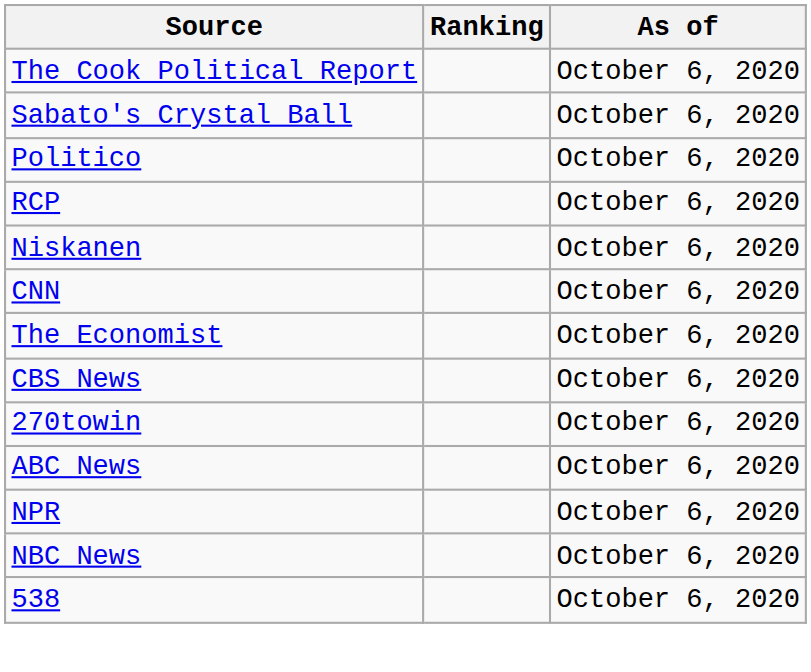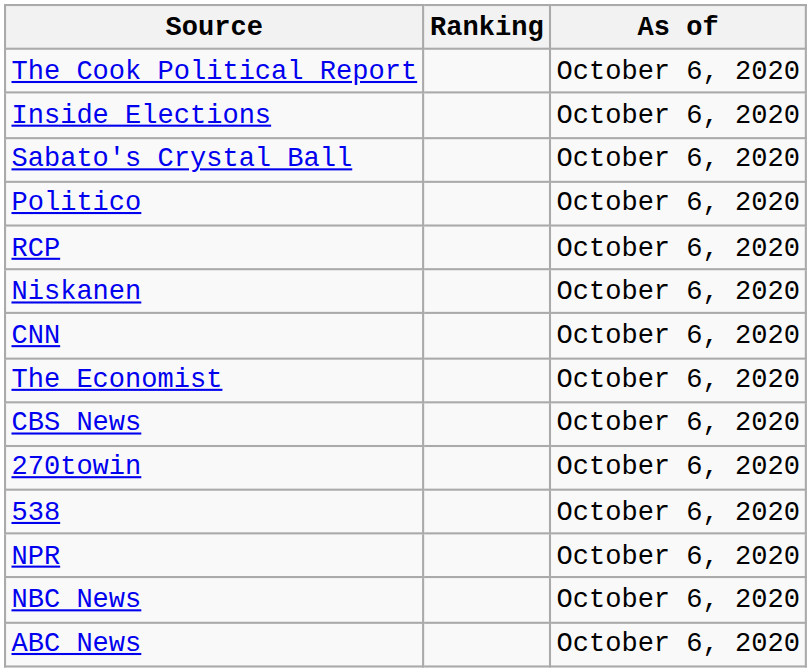+ row: (141, 115)
rows swapped: (76, 468) <-> (36, 600)
